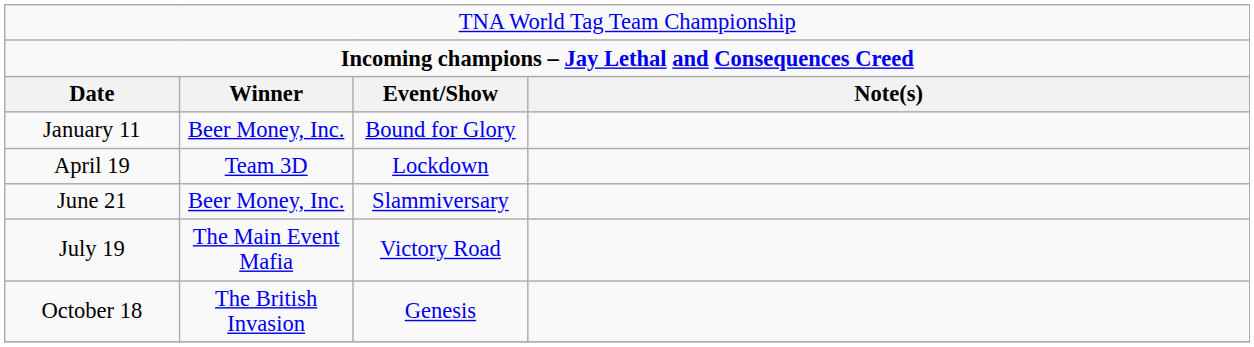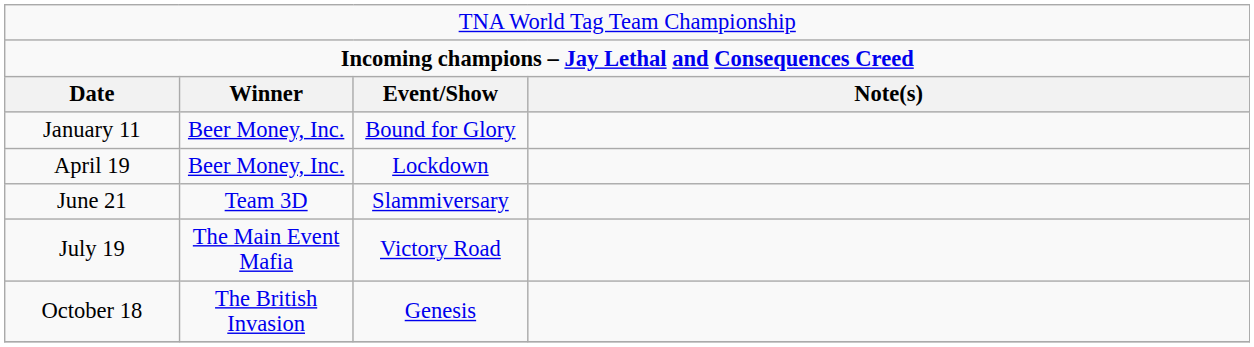(266, 165) Team 3D -> (266, 165) Beer Money, Inc.
(266, 201) Beer Money, Inc. -> (266, 201) Team 3D
